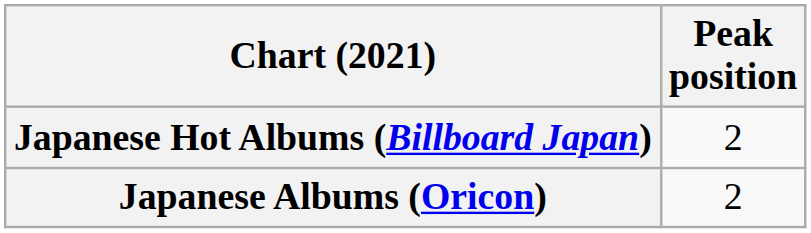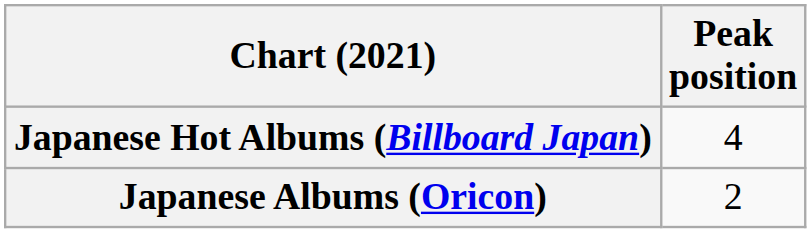(733, 136) 2 -> (733, 136) 4
